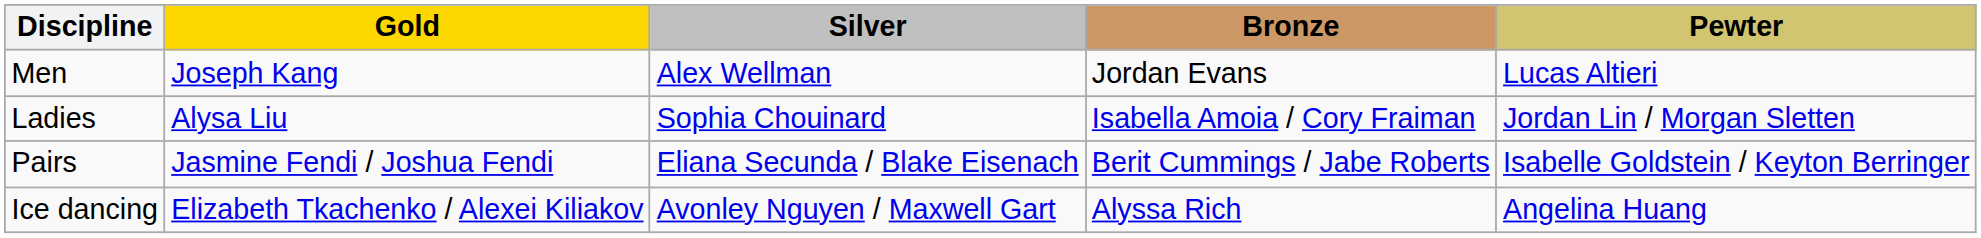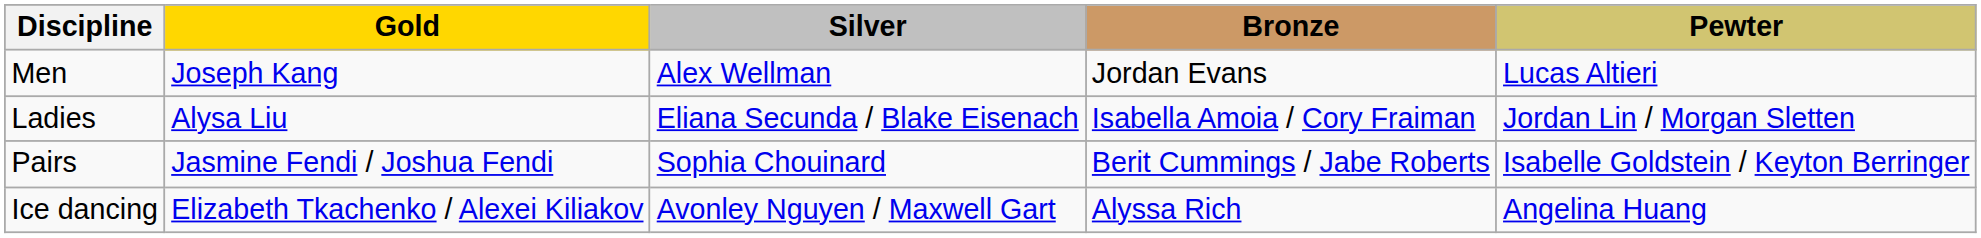(771, 118) Sophia Chouinard -> (868, 118) Eliana Secunda / Blake Eisenach
(868, 163) Eliana Secunda / Blake Eisenach -> (771, 163) Sophia Chouinard
